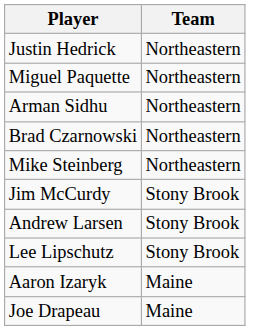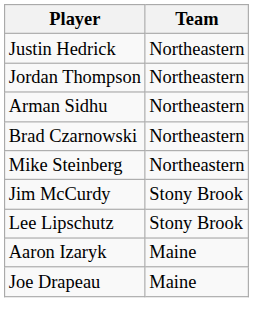+ row: (75, 77)
- row: (69, 77)
- row: (66, 223)
